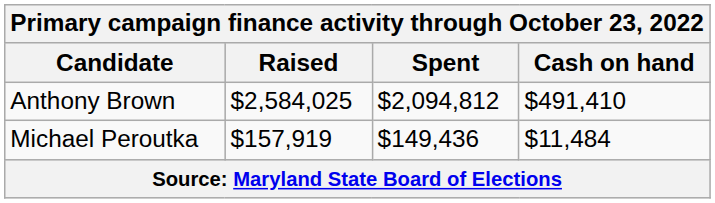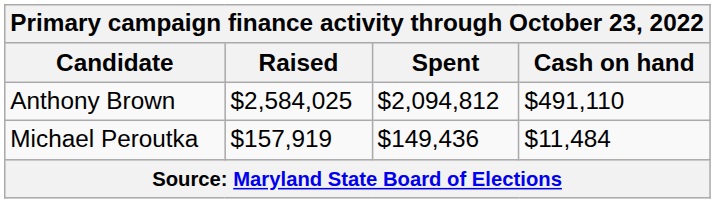(575, 100) $491,410 -> (574, 100) $491,110
